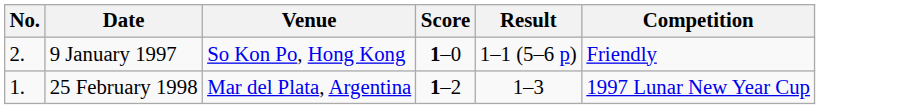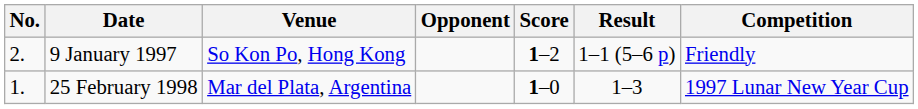+ column: (465, 20)
(445, 53) 1–0 -> (544, 53) 1–2
(445, 86) 1–2 -> (544, 86) 1–0
